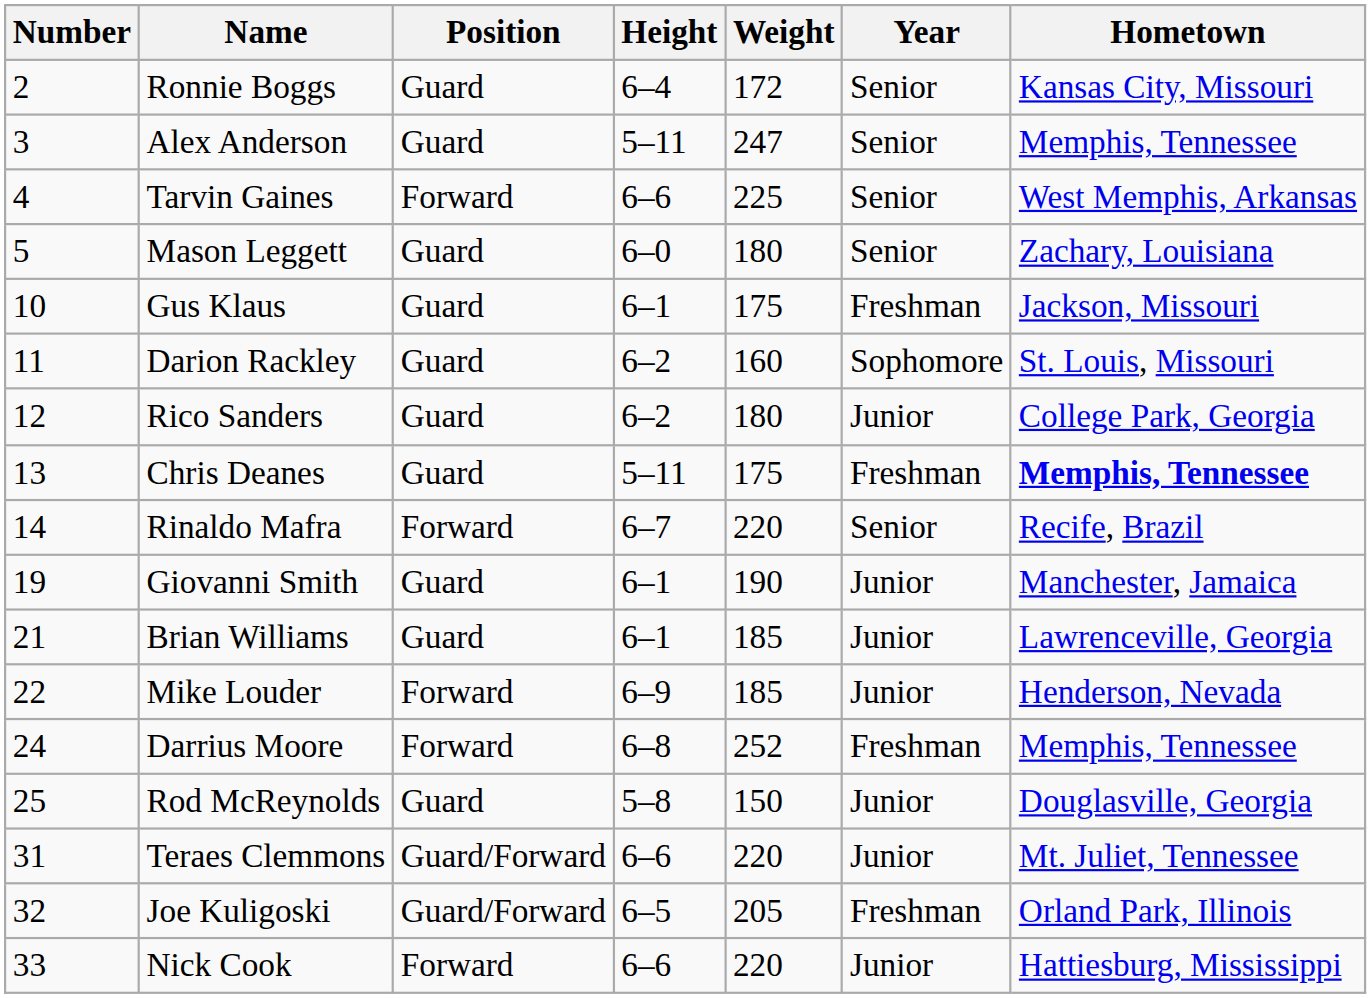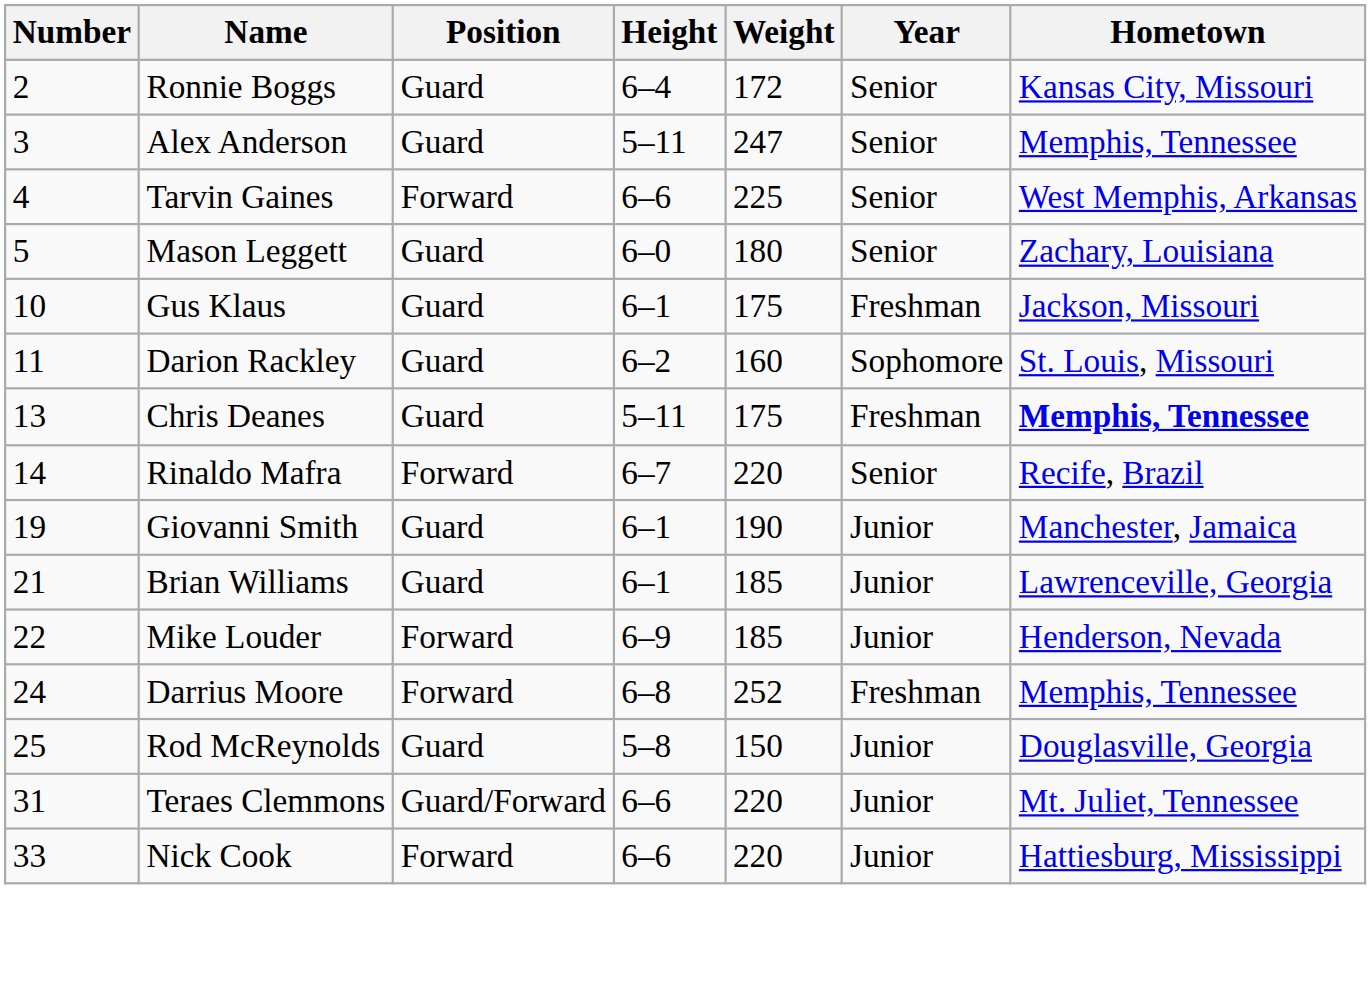- row: (235, 416)
- row: (239, 910)
